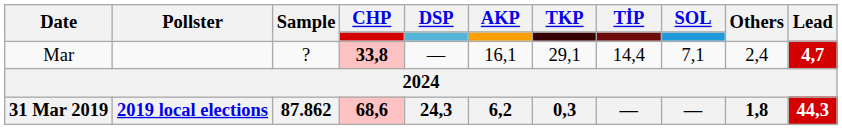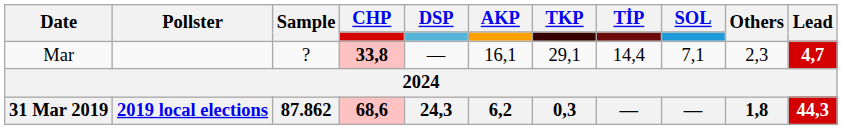(757, 54) 2,4 -> (757, 54) 2,3
